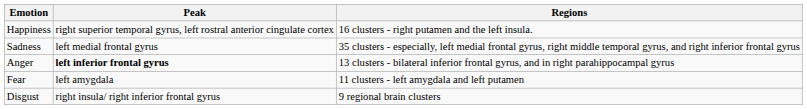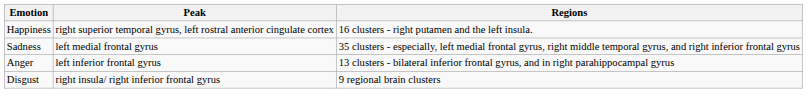(112, 63) bold -> (108, 63) normal
- row: (16, 79)
